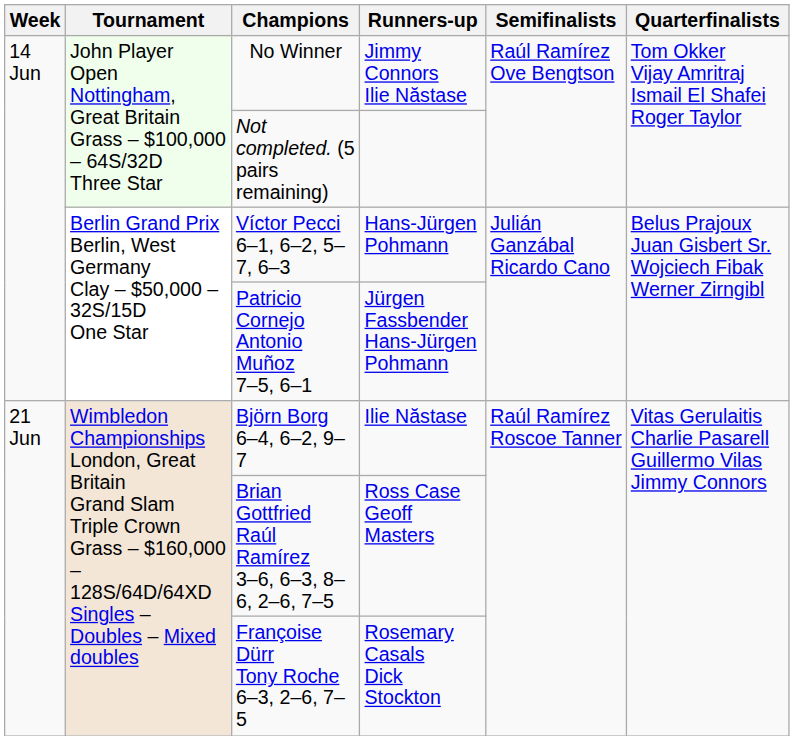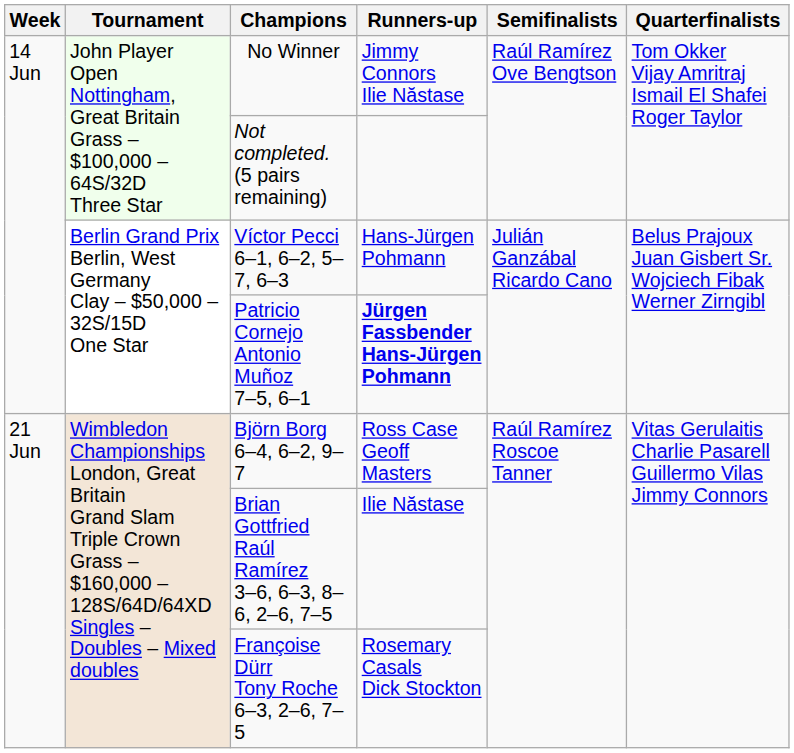(421, 331) normal -> (422, 344) bold
(416, 417) Ilie Năstase -> (410, 452) Ross Case Geoff Masters
(412, 514) Ross Case Geoff Masters -> (413, 505) Ilie Năstase
